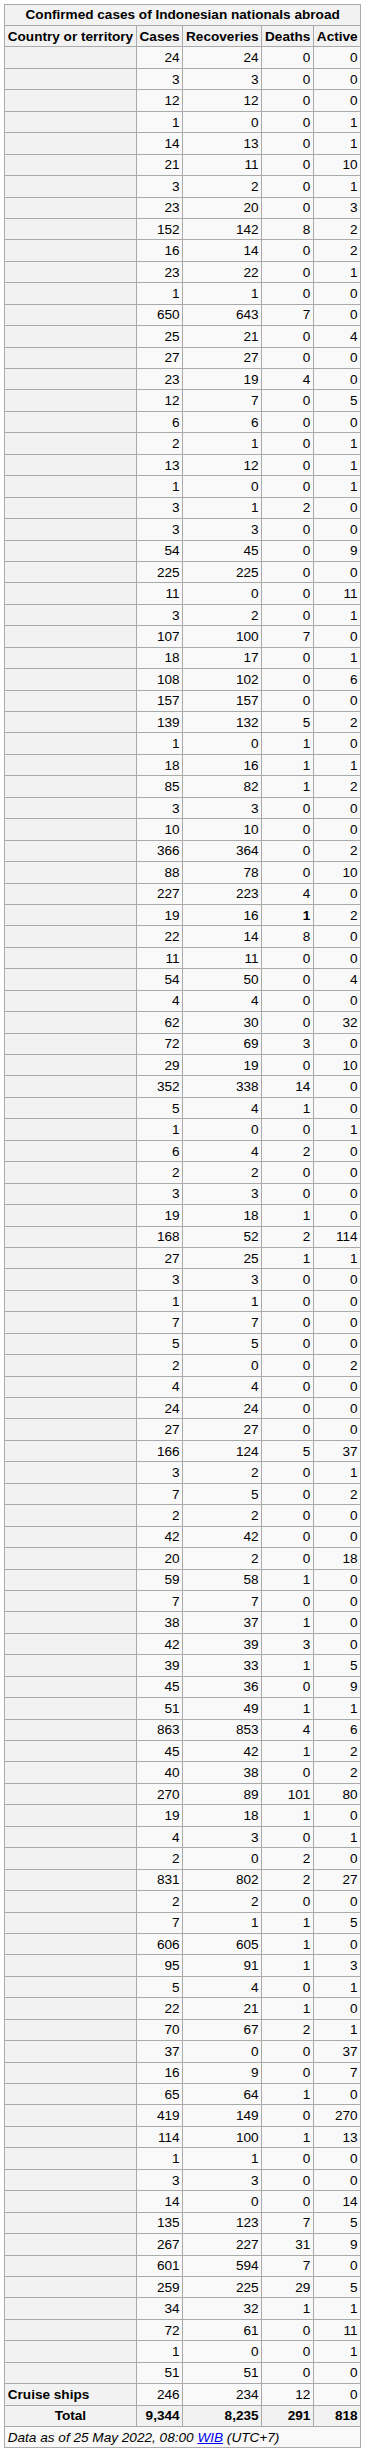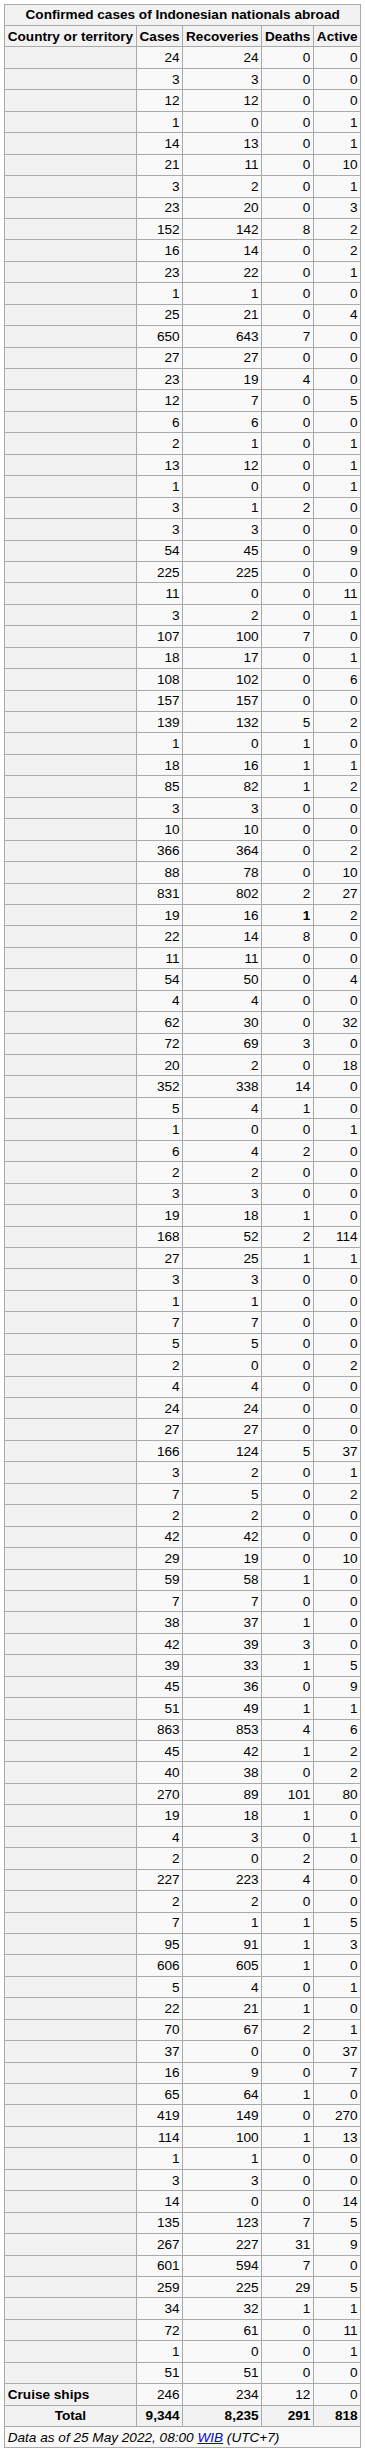rows swapped: (172, 336) <-> (168, 315)
rows swapped: (168, 894) <-> (168, 1880)
rows swapped: (172, 1065) <-> (172, 1558)
rows swapped: (168, 1944) <-> (172, 1966)
